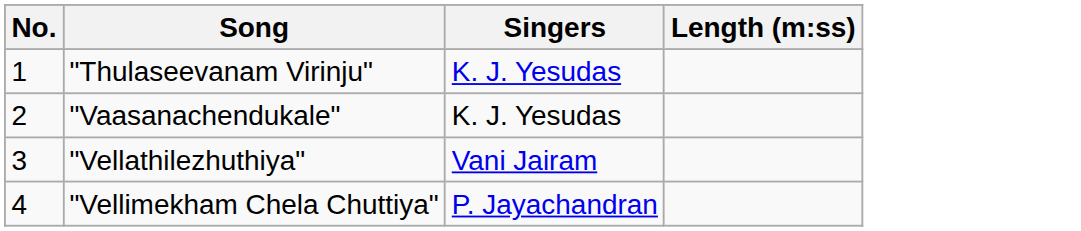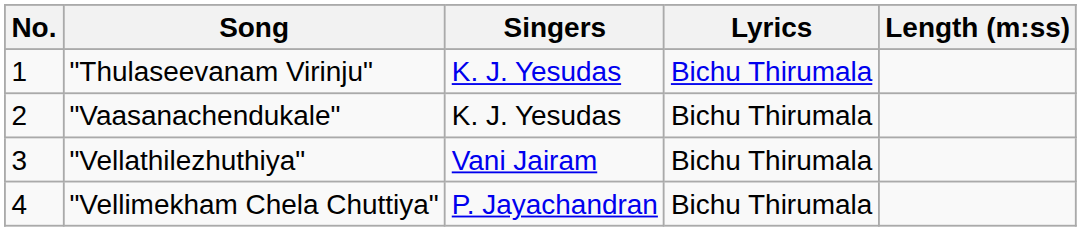+ column: (772, 27)
